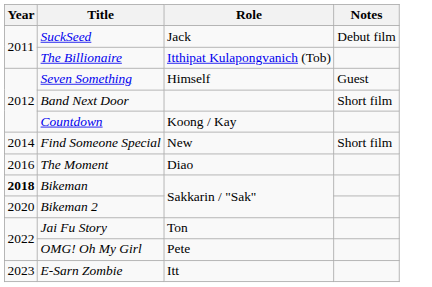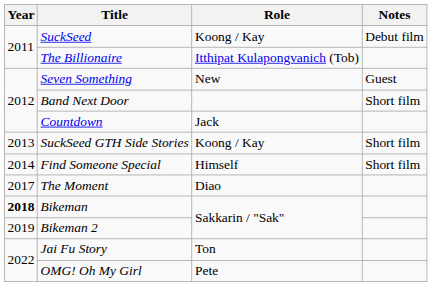(179, 36) Jack -> (230, 36) Koong / Kay
(189, 79) Himself -> (208, 79) New
(202, 121) Koong / Kay -> (207, 121) Jack
+ row: (115, 143)
(180, 143) New -> (217, 164) Himself
(21, 164) 2016 -> (21, 185) 2017
(21, 206) 2020 -> (21, 228) 2019
- row: (81, 270)
